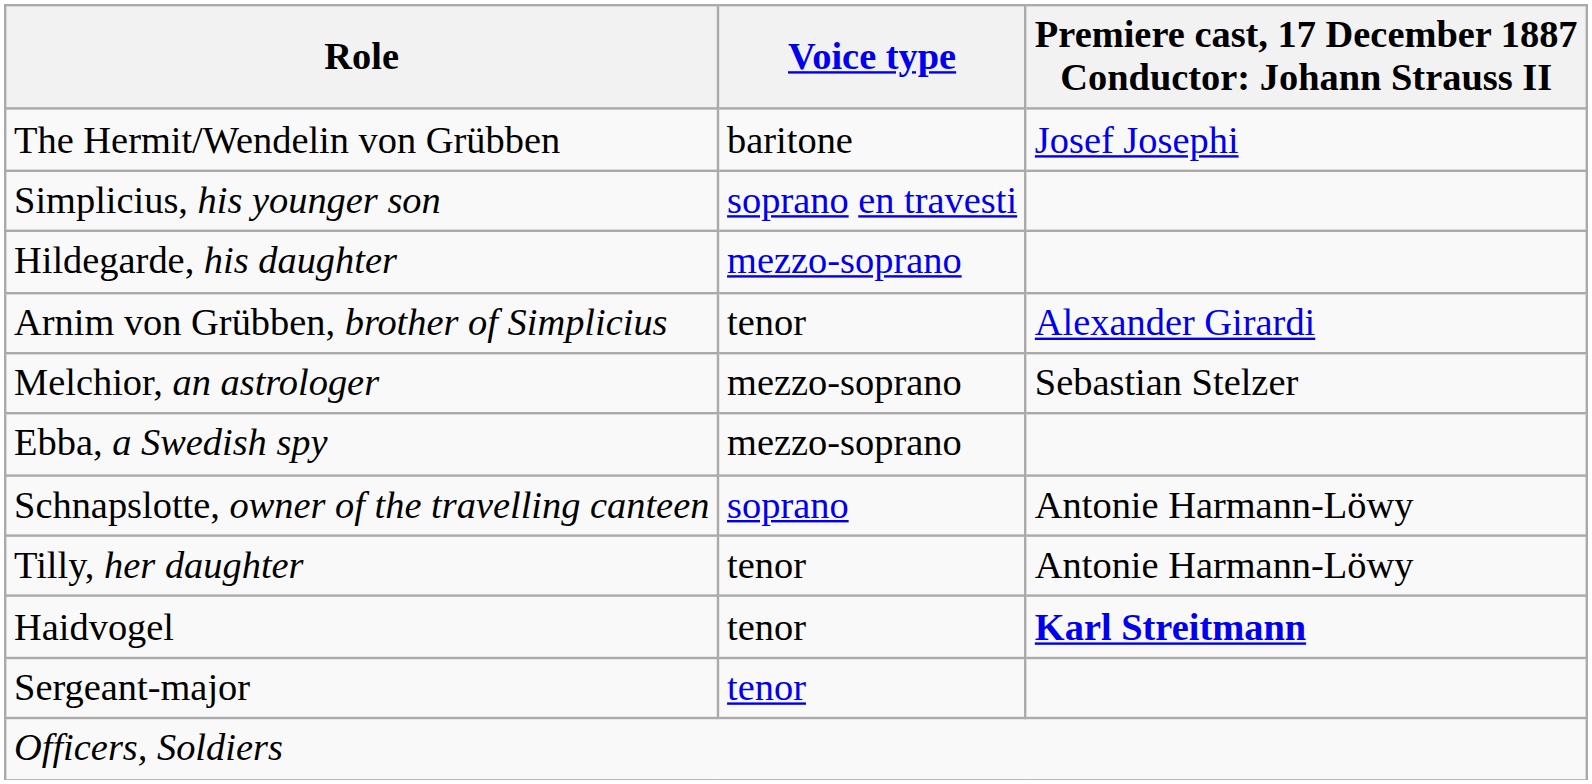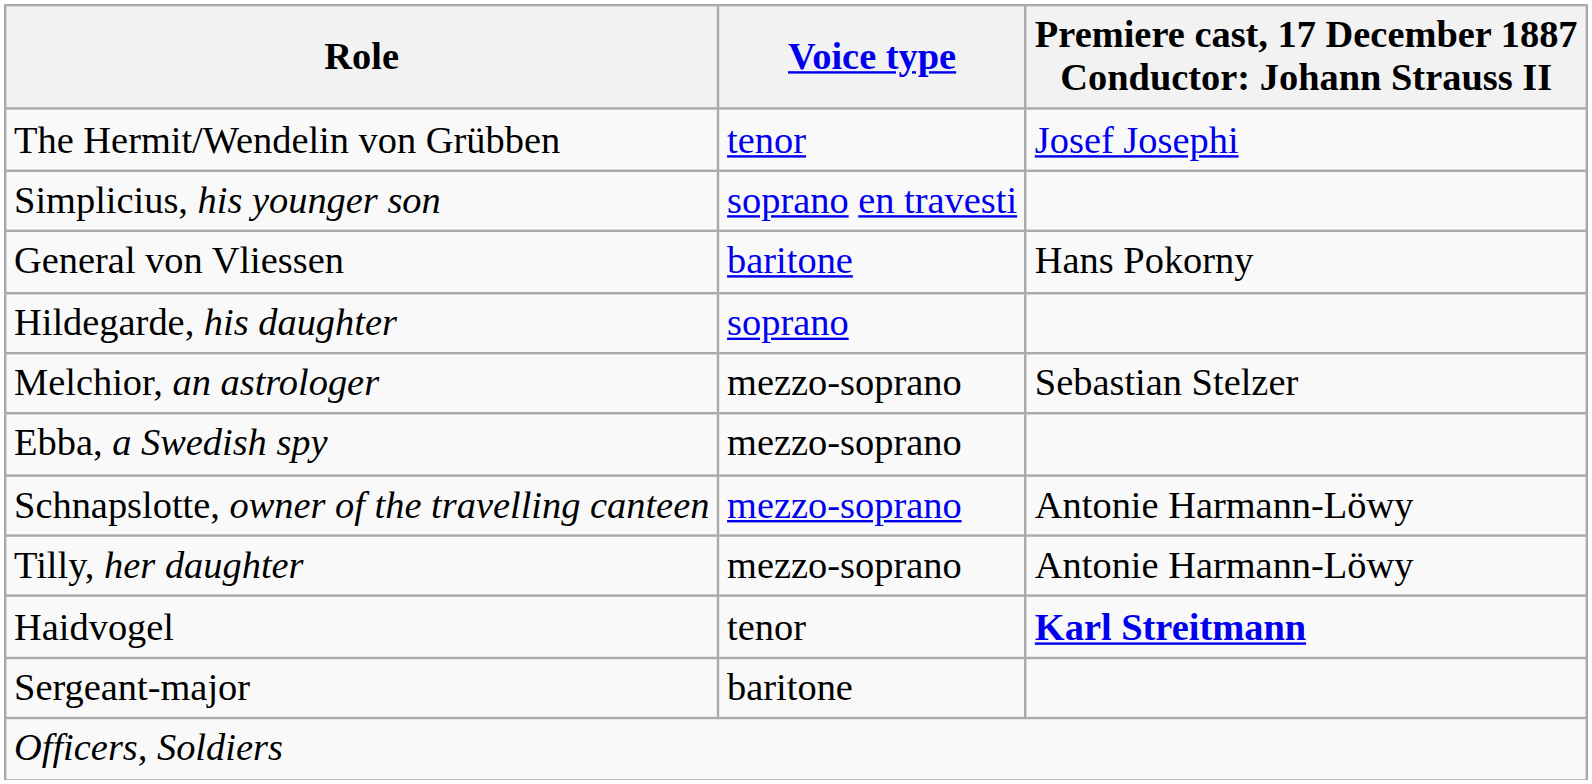(790, 139) baritone -> (767, 139) tenor
+ row: (179, 260)
(844, 260) mezzo-soprano -> (788, 321) soprano
- row: (341, 321)
(788, 504) soprano -> (844, 504) mezzo-soprano
(767, 565) tenor -> (844, 565) mezzo-soprano
(767, 687) tenor -> (790, 687) baritone
